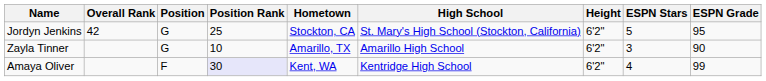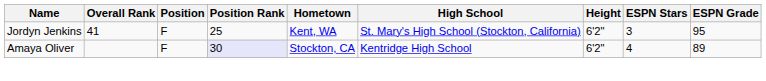(93, 31) 42 -> (93, 31) 41
(165, 31) G -> (164, 31) F
(322, 31) Stockton, CA -> (313, 31) Kent, WA
(629, 31) 5 -> (629, 31) 3
- row: (38, 48)
(313, 66) Kent, WA -> (322, 48) Stockton, CA
(699, 66) 99 -> (699, 48) 89
